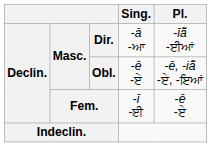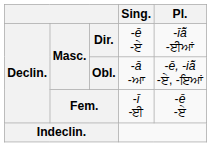(136, 40) -ā -ਆ -> (136, 40) -ē -ਏ
(136, 73) -ē -ਏ -> (136, 73) -ā -ਆ
